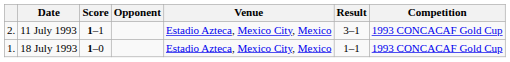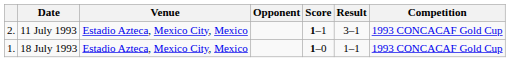columns swapped: (249, 13) <-> (95, 13)
